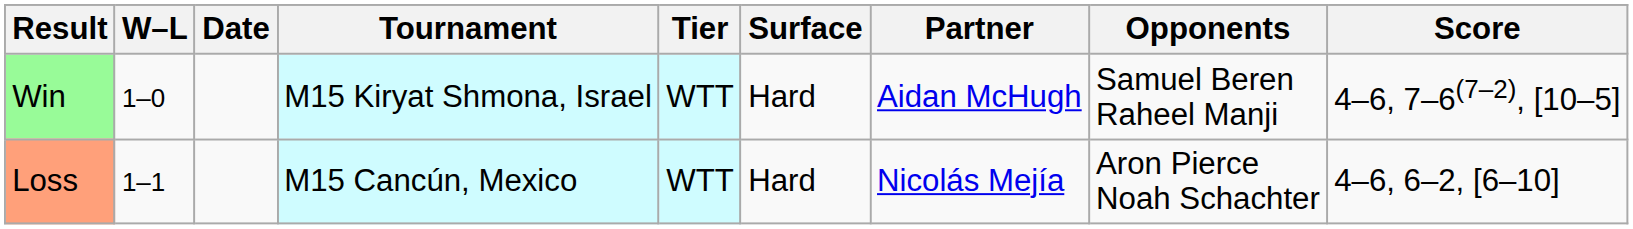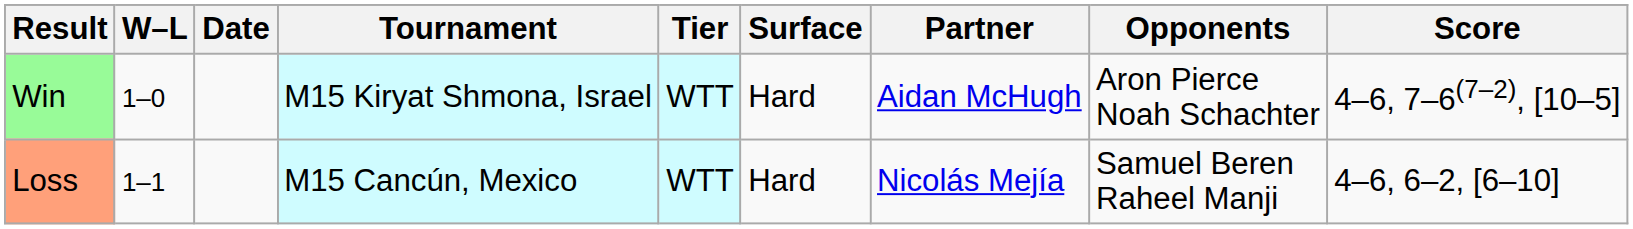(1195, 96) Samuel Beren Raheel Manji -> (1208, 96) Aron Pierce Noah Schachter
(1208, 180) Aron Pierce Noah Schachter -> (1195, 180) Samuel Beren Raheel Manji
